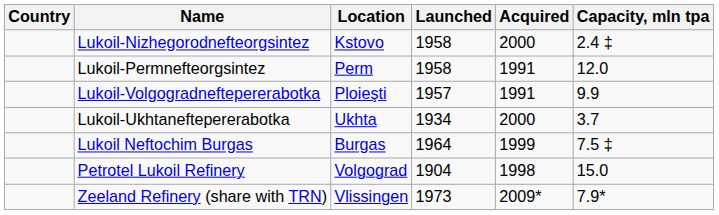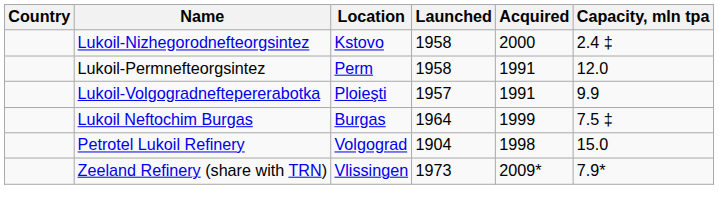- row: (184, 119)
